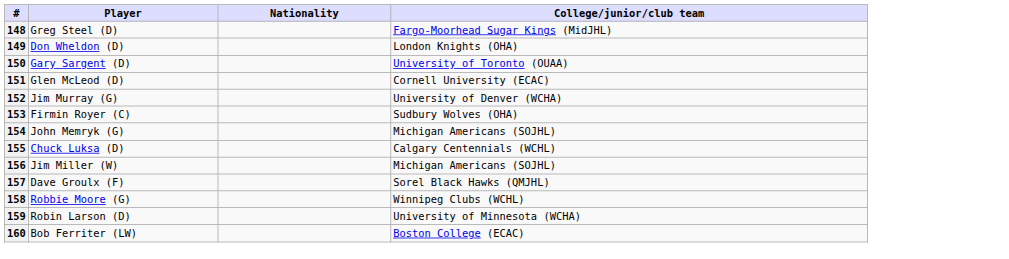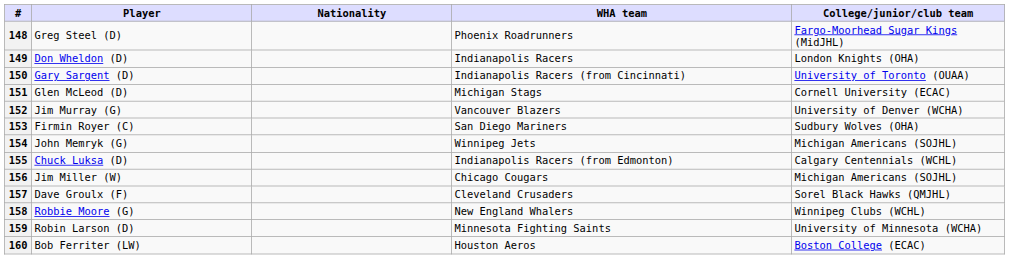+ column: (622, 13)
